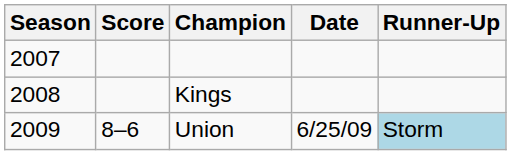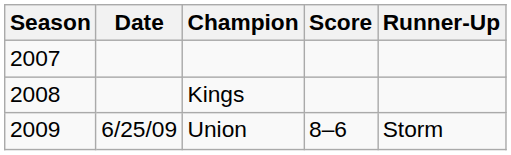columns swapped: (334, 22) <-> (133, 22)
(413, 130) lightblue background -> (413, 130) no background
